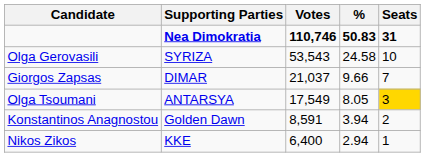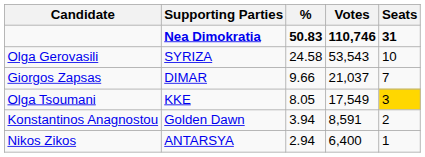columns swapped: (313, 15) <-> (359, 15)
(199, 99) ANTARSYA -> (178, 99) KKE
(178, 141) KKE -> (199, 141) ANTARSYA
